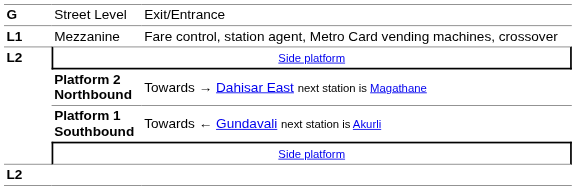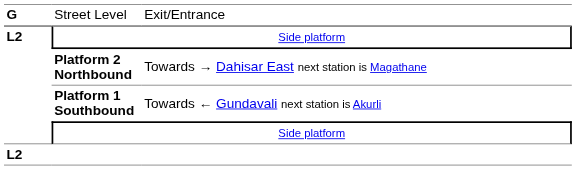- row: (87, 36)
